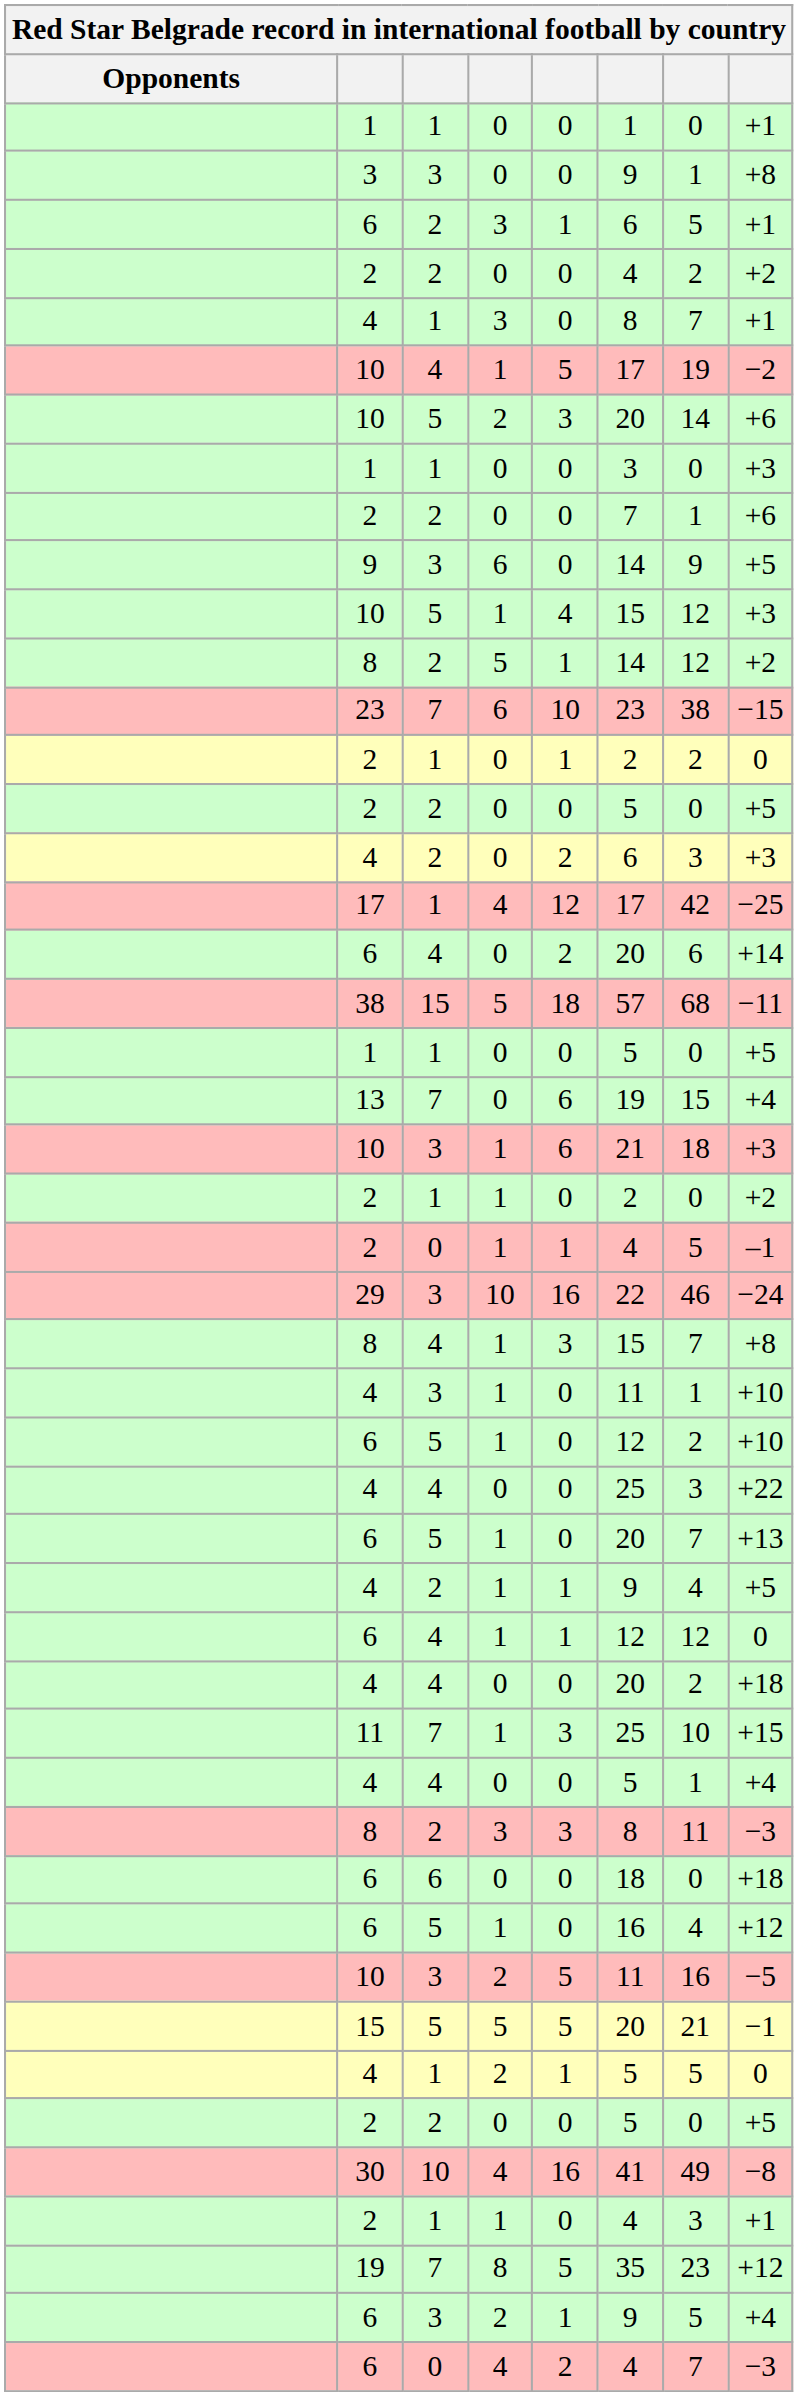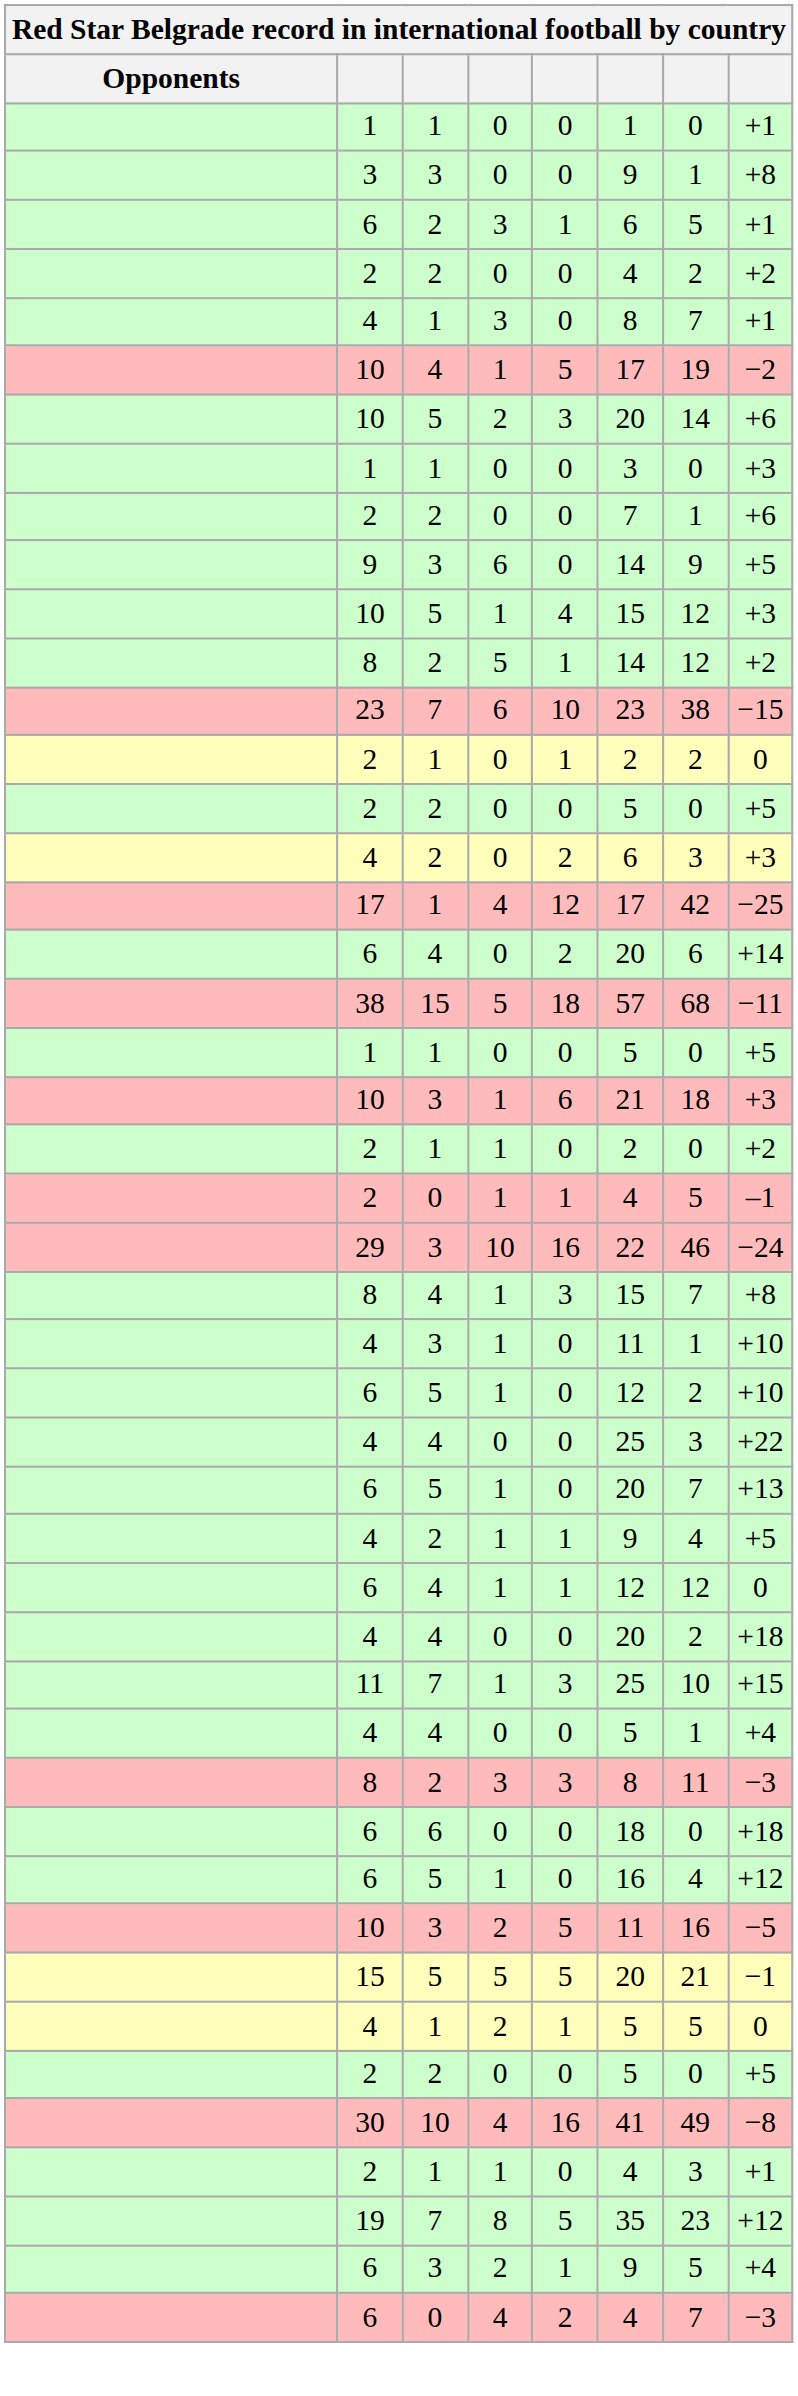- row: (370, 1100)
